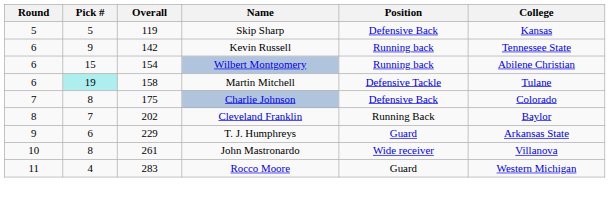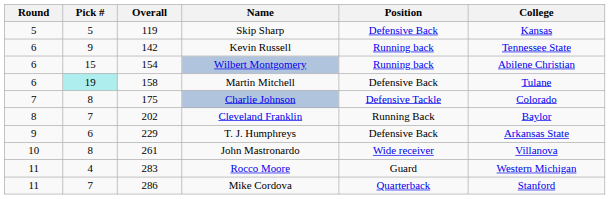(403, 82) Defensive Tackle -> (403, 82) Defensive Back
(403, 99) Defensive Back -> (403, 99) Defensive Tackle
(403, 133) Guard -> (403, 133) Defensive Back
+ row: (260, 185)
